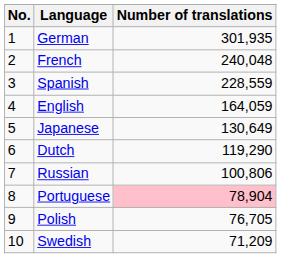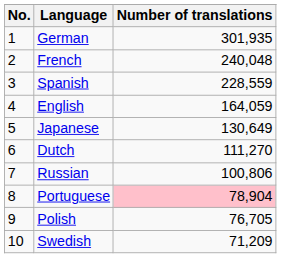(247, 151) 119,290 -> (248, 151) 111,270
